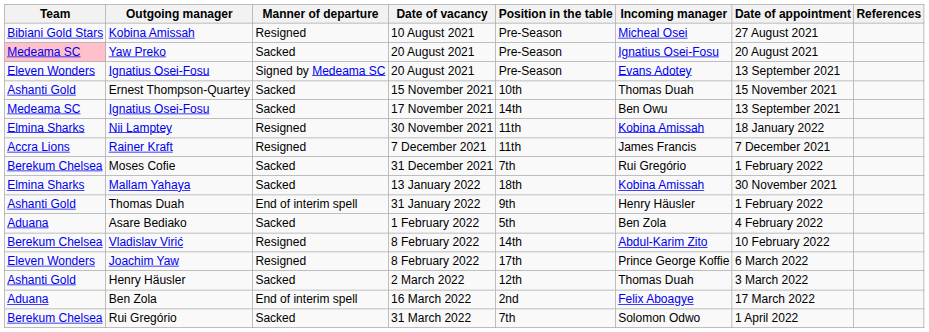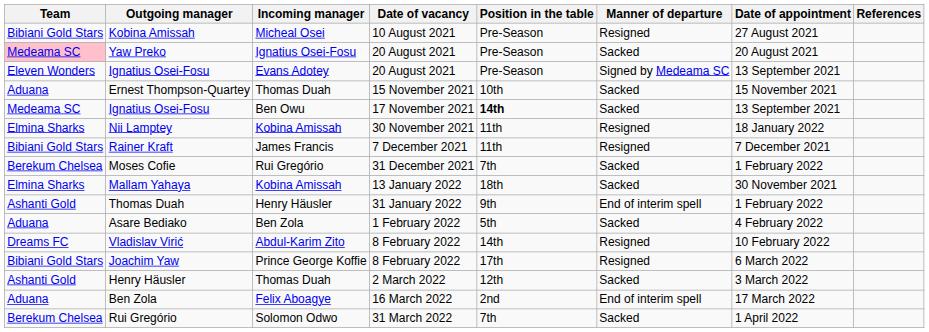columns swapped: (320, 14) <-> (674, 14)
(41, 90) Ashanti Gold -> (28, 90) Aduana
(510, 109) normal -> (492, 109) bold
(38, 147) Accra Lions -> (55, 147) Bibiani Gold Stars
(55, 242) Berekum Chelsea -> (38, 242) Dreams FC
(51, 261) Eleven Wonders -> (55, 261) Bibiani Gold Stars
